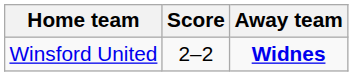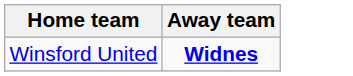- column: (196, 20)
